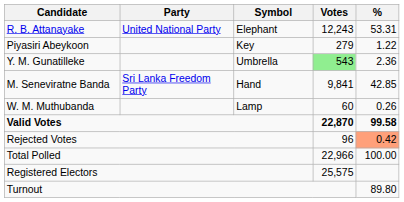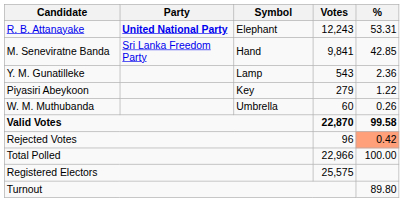(171, 29) normal -> (175, 29) bold
rows swapped: (58, 84) <-> (48, 45)
(257, 62) Umbrella -> (249, 73) Lamp
(345, 62) lightgreen background -> (345, 73) no background
(249, 106) Lamp -> (257, 106) Umbrella
